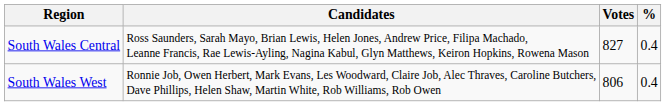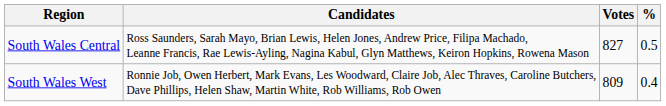(649, 44) 0.4 -> (649, 44) 0.5
(613, 82) 806 -> (613, 82) 809
